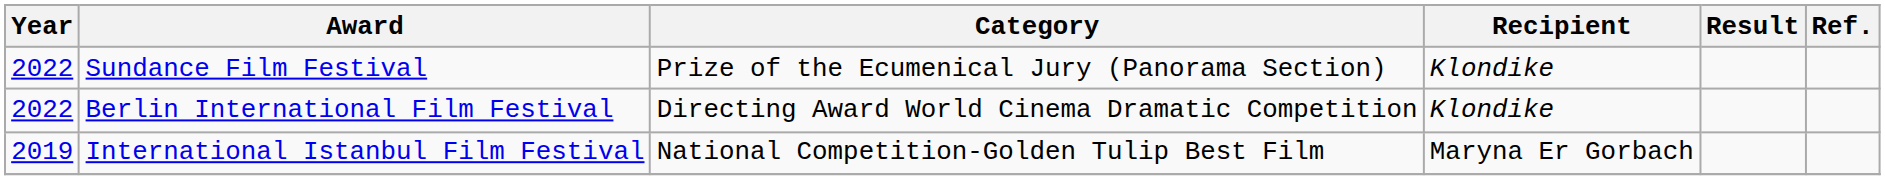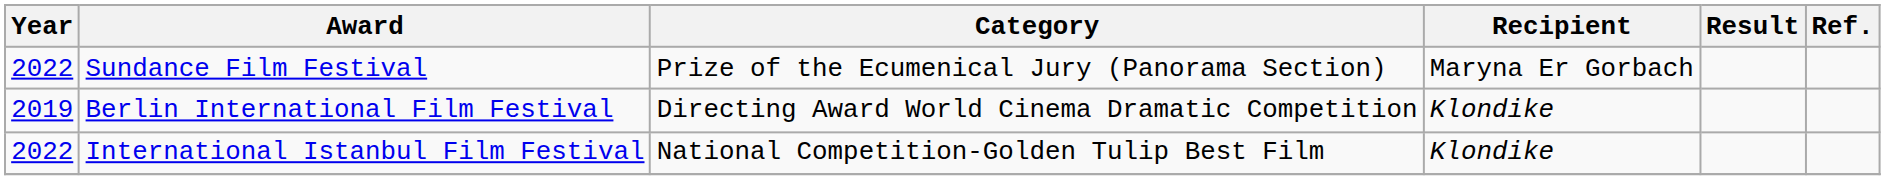(1492, 68) Klondike -> (1562, 68) Maryna Er Gorbach
(42, 110) 2022 -> (42, 110) 2019
(42, 153) 2019 -> (42, 153) 2022
(1562, 153) Maryna Er Gorbach -> (1492, 153) Klondike
